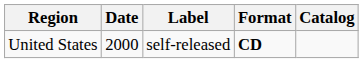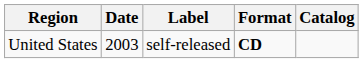(122, 44) 2000 -> (122, 44) 2003
